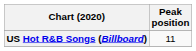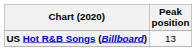(170, 38) 11 -> (170, 38) 13
